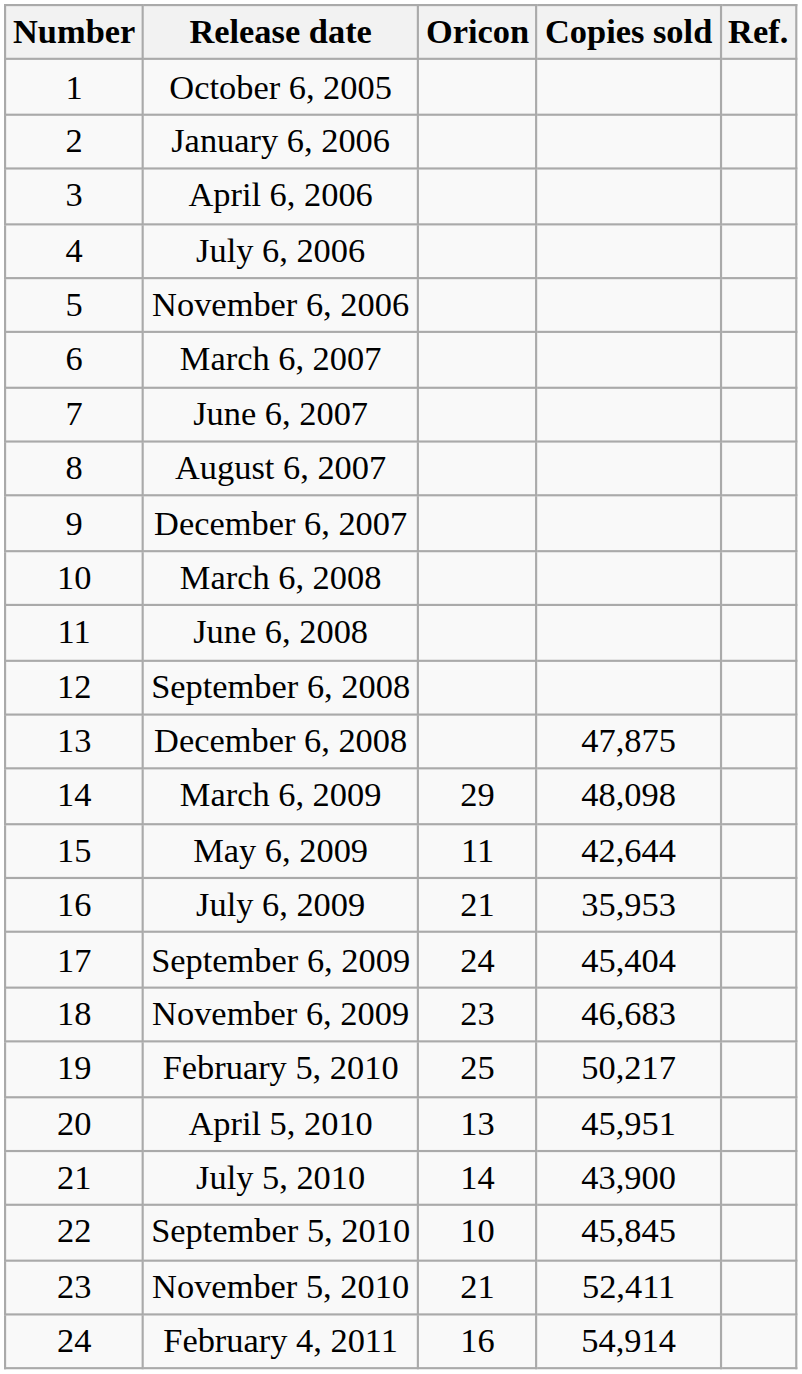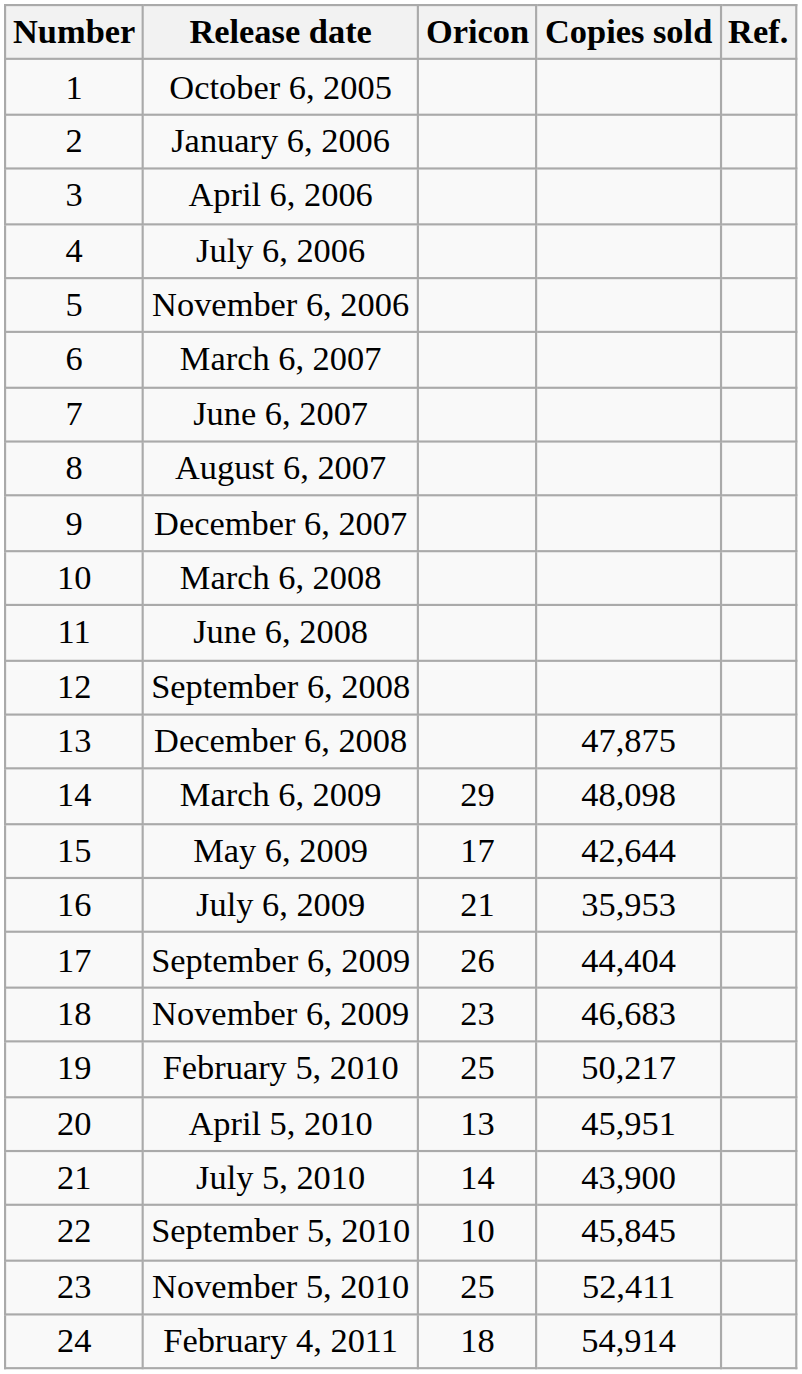(478, 850) 11 -> (478, 850) 17
(478, 959) 24 -> (478, 959) 26
(629, 959) 45,404 -> (629, 959) 44,404
(478, 1286) 21 -> (478, 1286) 25
(478, 1341) 16 -> (478, 1341) 18
